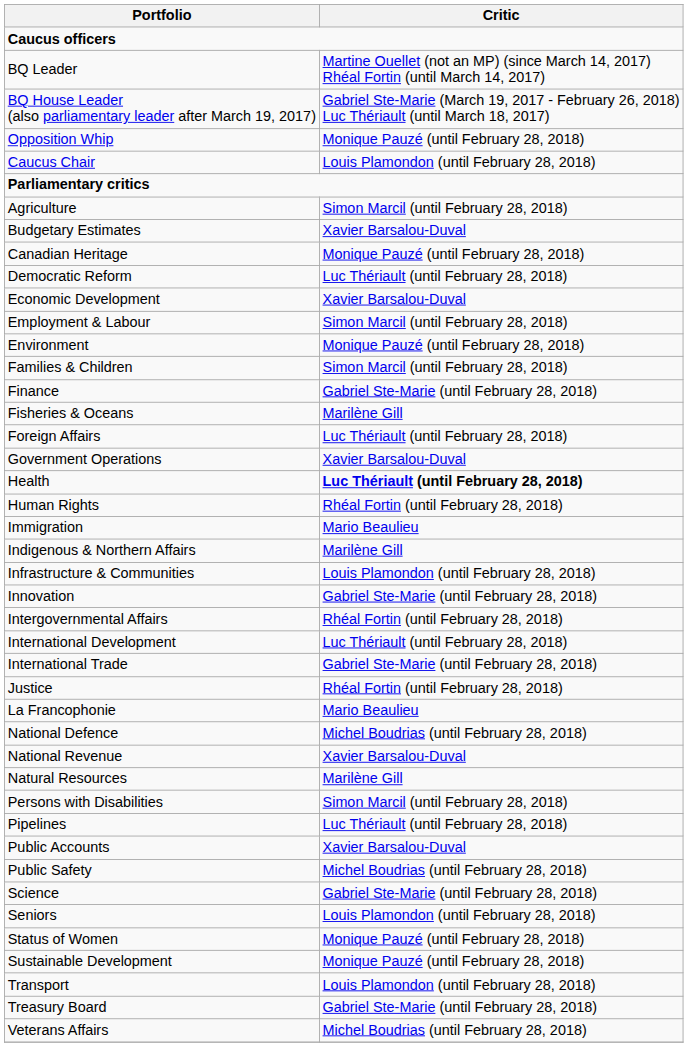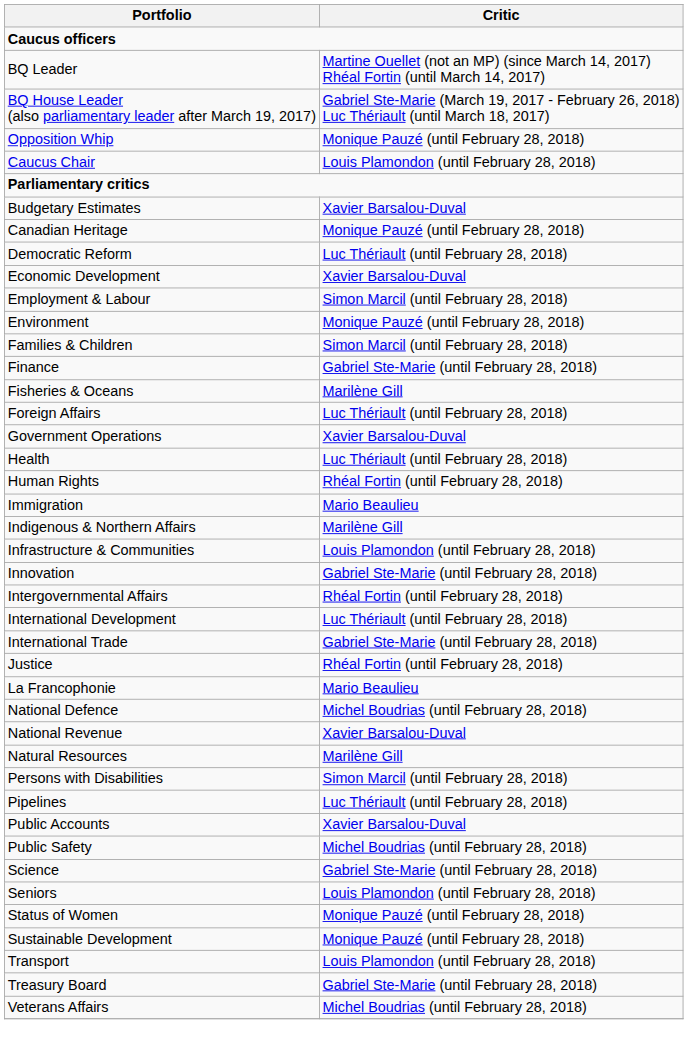- row: (42, 208)
(453, 482) bold -> (445, 459) normal
